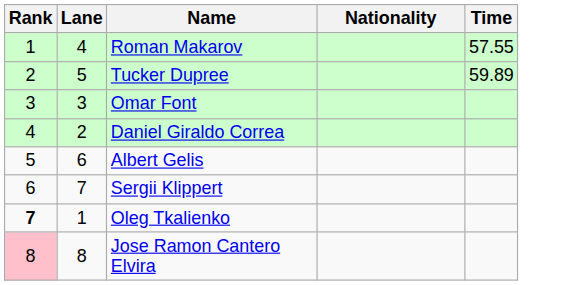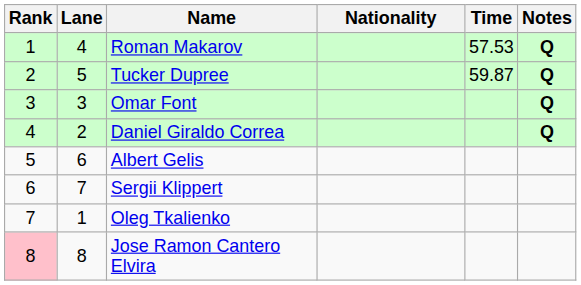+ column: (547, 18)
(491, 47) 57.55 -> (491, 47) 57.53
(491, 75) 59.89 -> (491, 75) 59.87
(31, 217) bold -> (31, 217) normal
